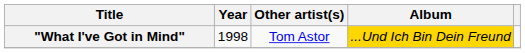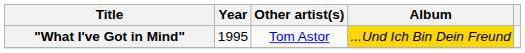(233, 36) 1998 -> (233, 36) 1995
